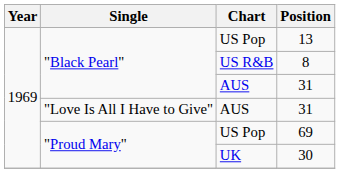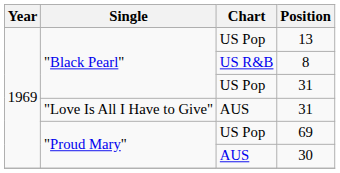(235, 86) AUS -> (243, 86) US Pop
(230, 156) UK -> (235, 156) AUS
